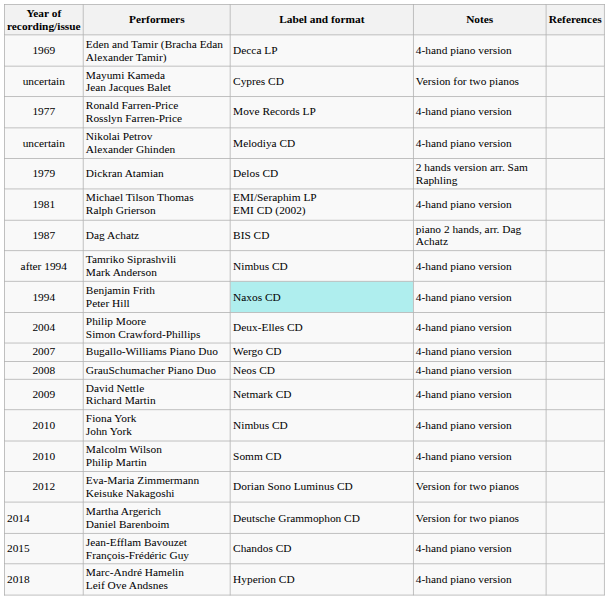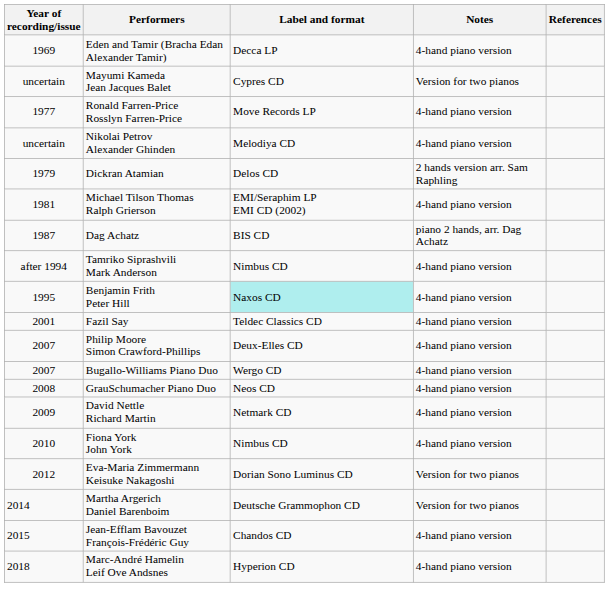(44, 297) 1994 -> (44, 297) 1995
+ row: (107, 321)
(44, 327) 2004 -> (44, 345) 2007
- row: (124, 456)
